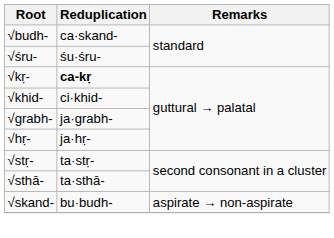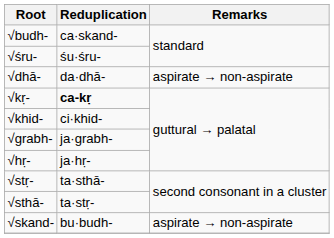+ row: (24, 77)
(77, 160) ta·stṛ- -> (82, 181) ta·sthā-
(82, 181) ta·sthā- -> (77, 202) ta·stṛ-
